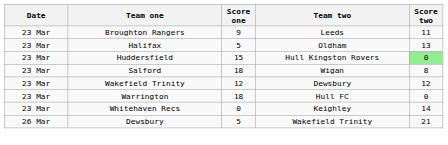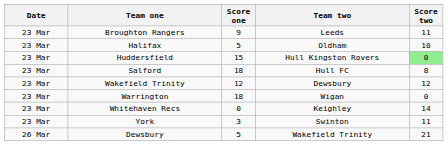(426, 45) 13 -> (426, 45) 10
(332, 71) Wigan -> (332, 71) Hull FC
(332, 96) Hull FC -> (332, 96) Wigan
+ row: (145, 121)
